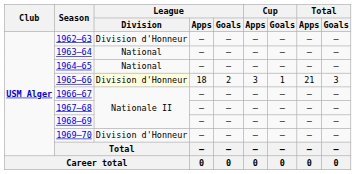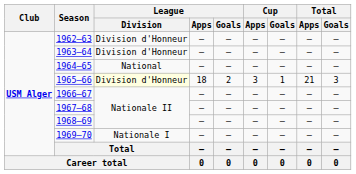(142, 53) National -> (142, 53) Division d'Honneur
(142, 135) Division d'Honneur -> (142, 135) Nationale I
